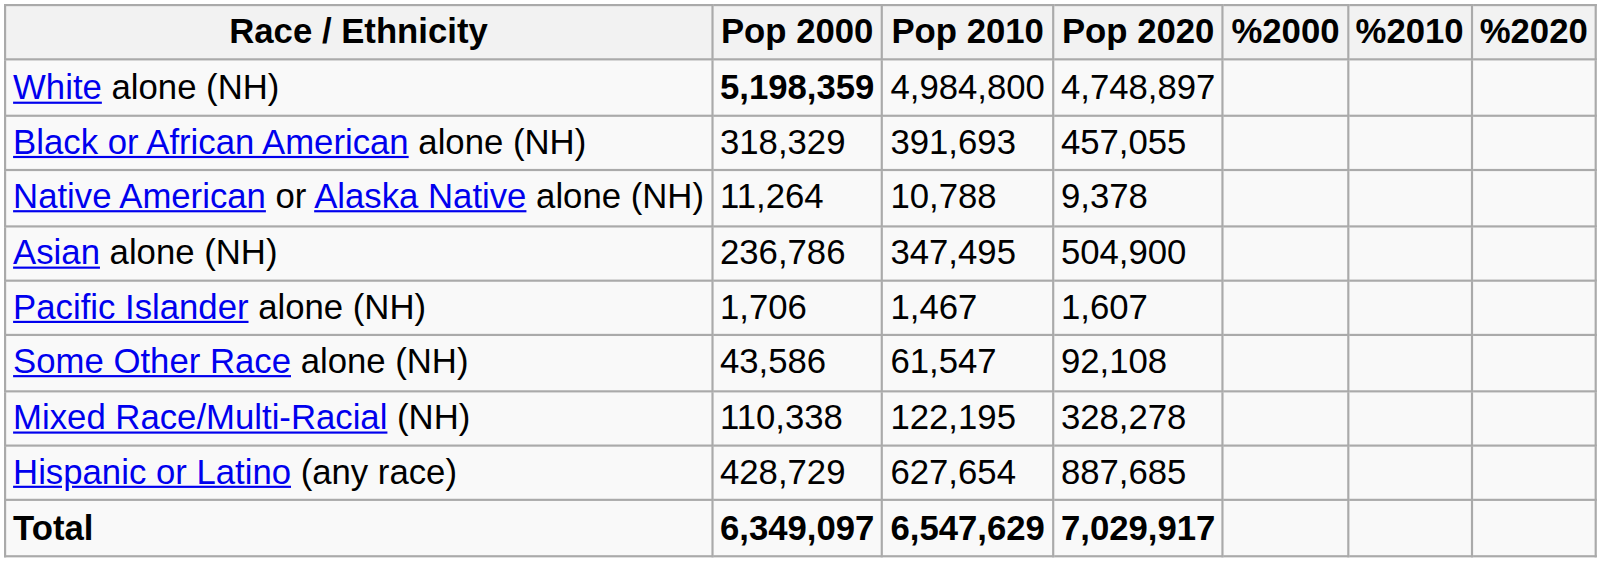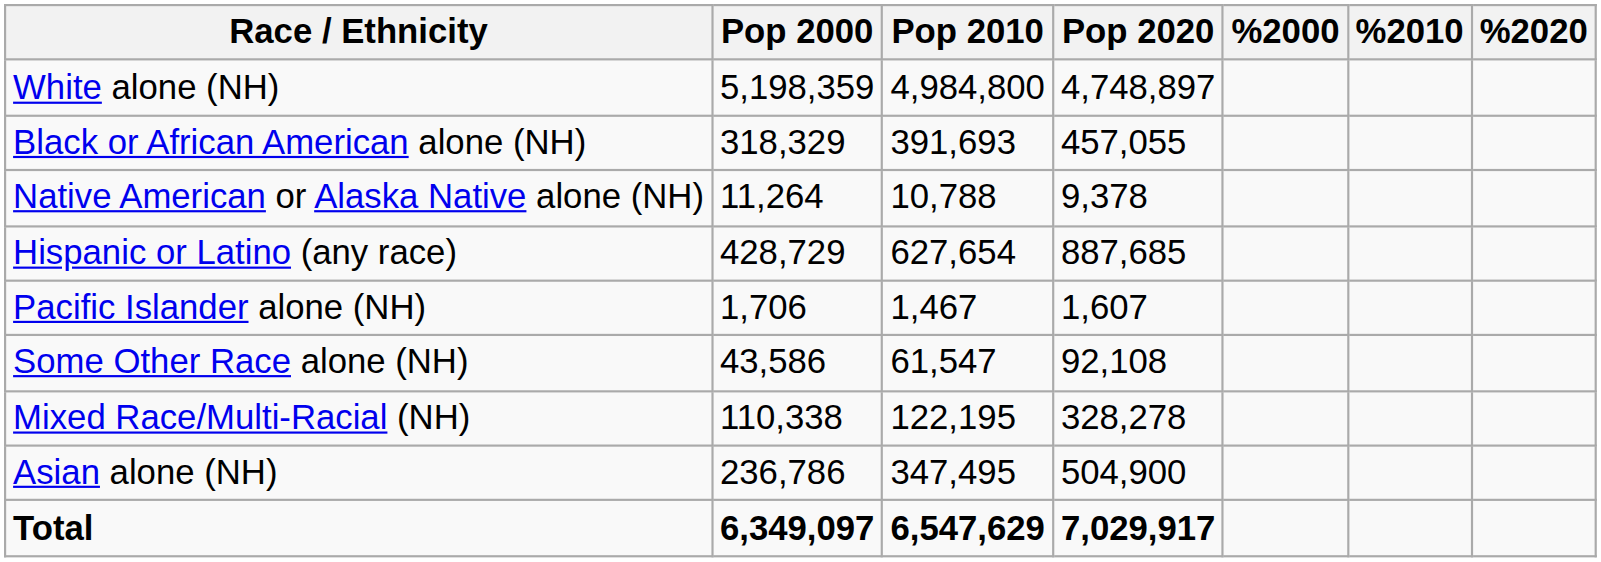(797, 87) bold -> (797, 87) normal
rows swapped: (145, 252) <-> (235, 472)
